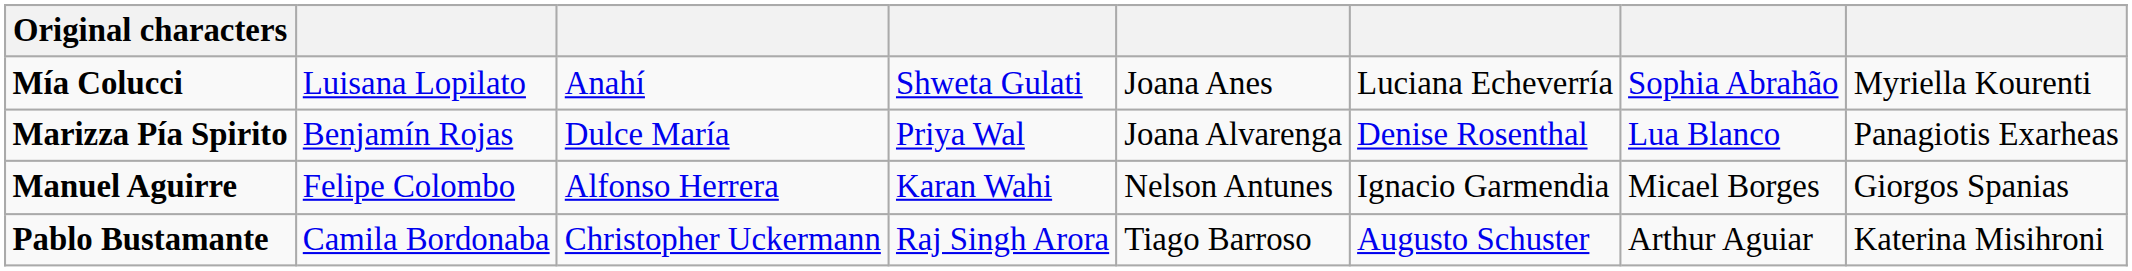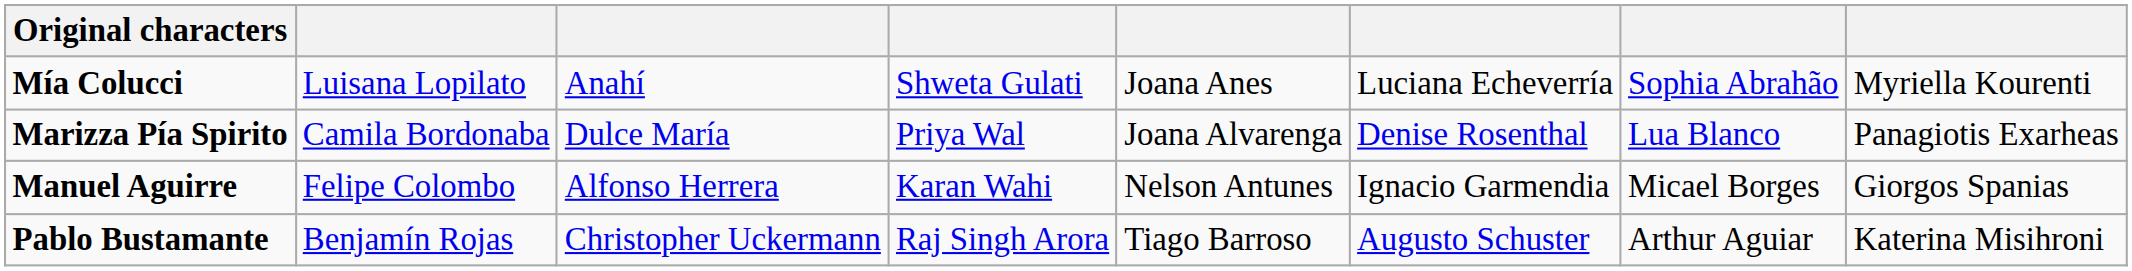(408, 134) Benjamín Rojas -> (426, 134) Camila Bordonaba
(426, 238) Camila Bordonaba -> (408, 238) Benjamín Rojas
